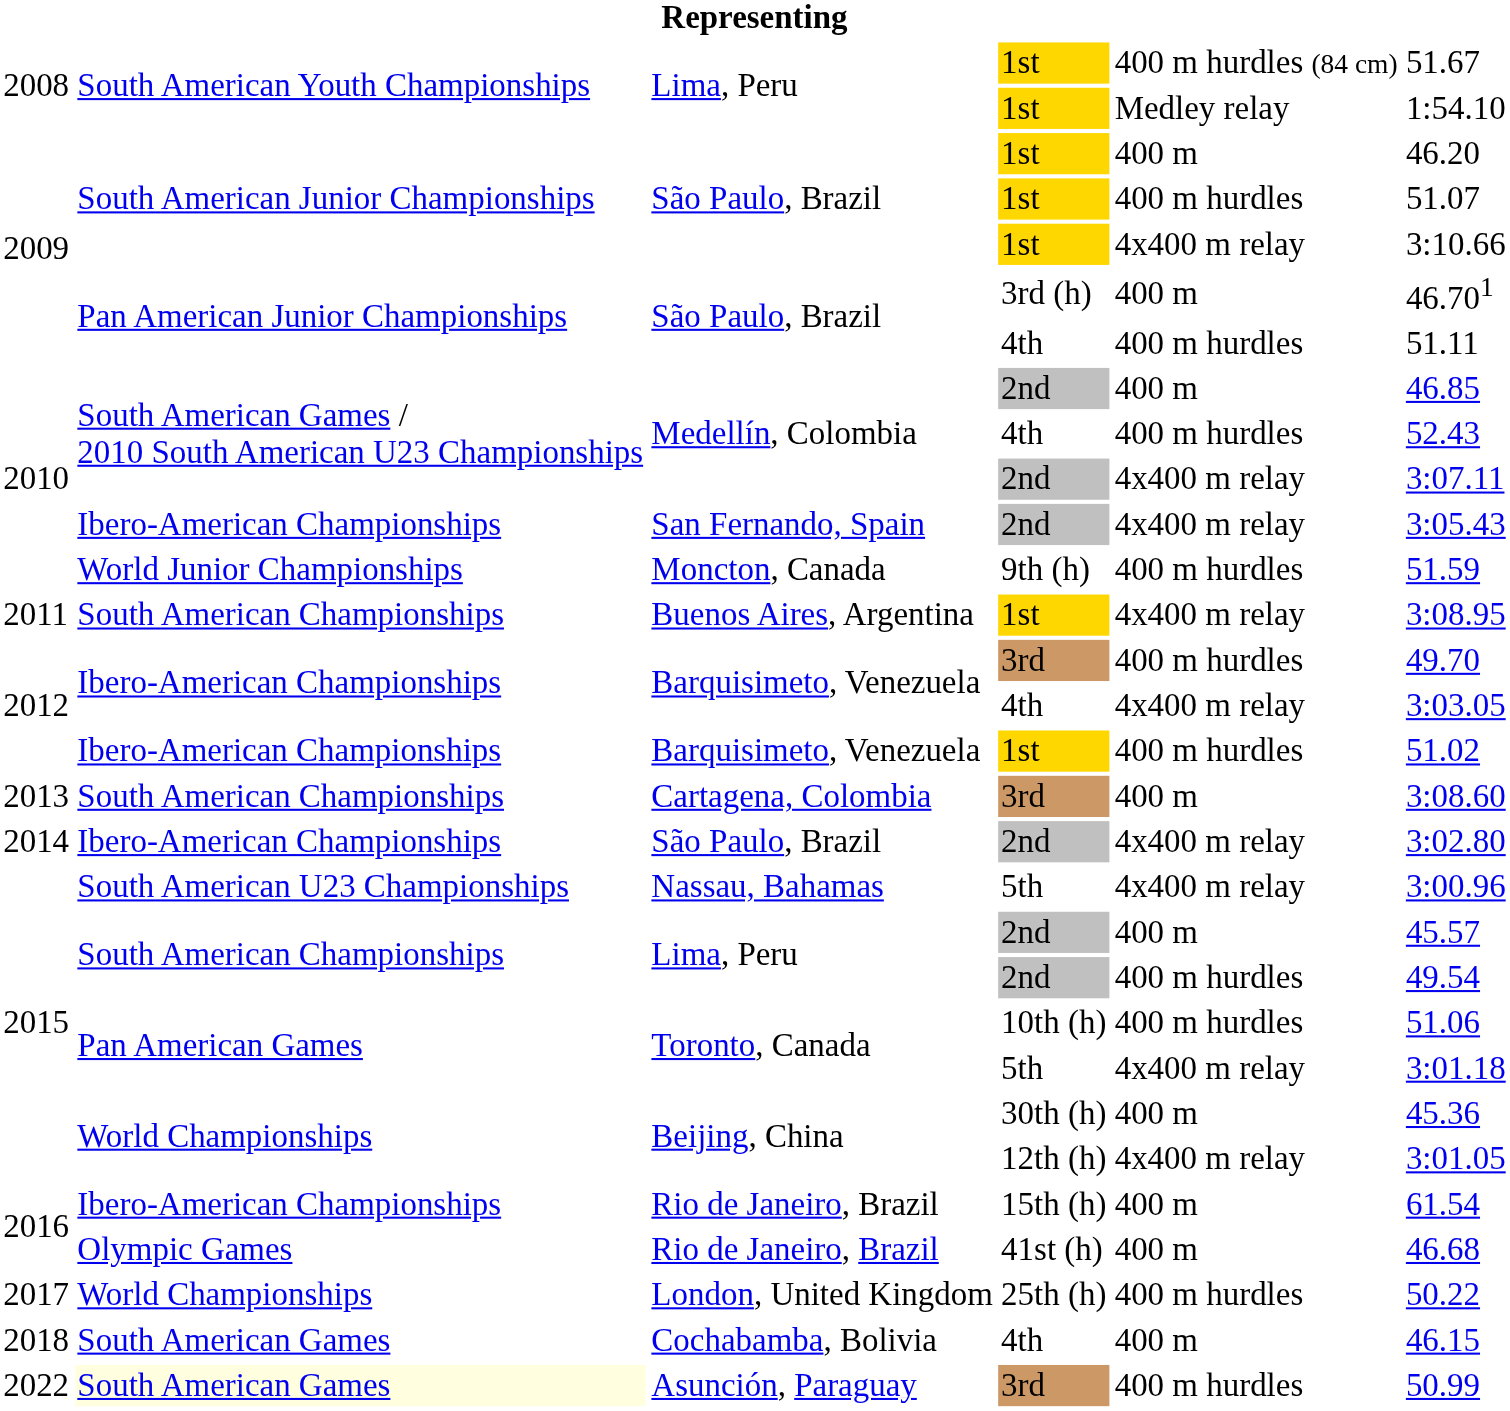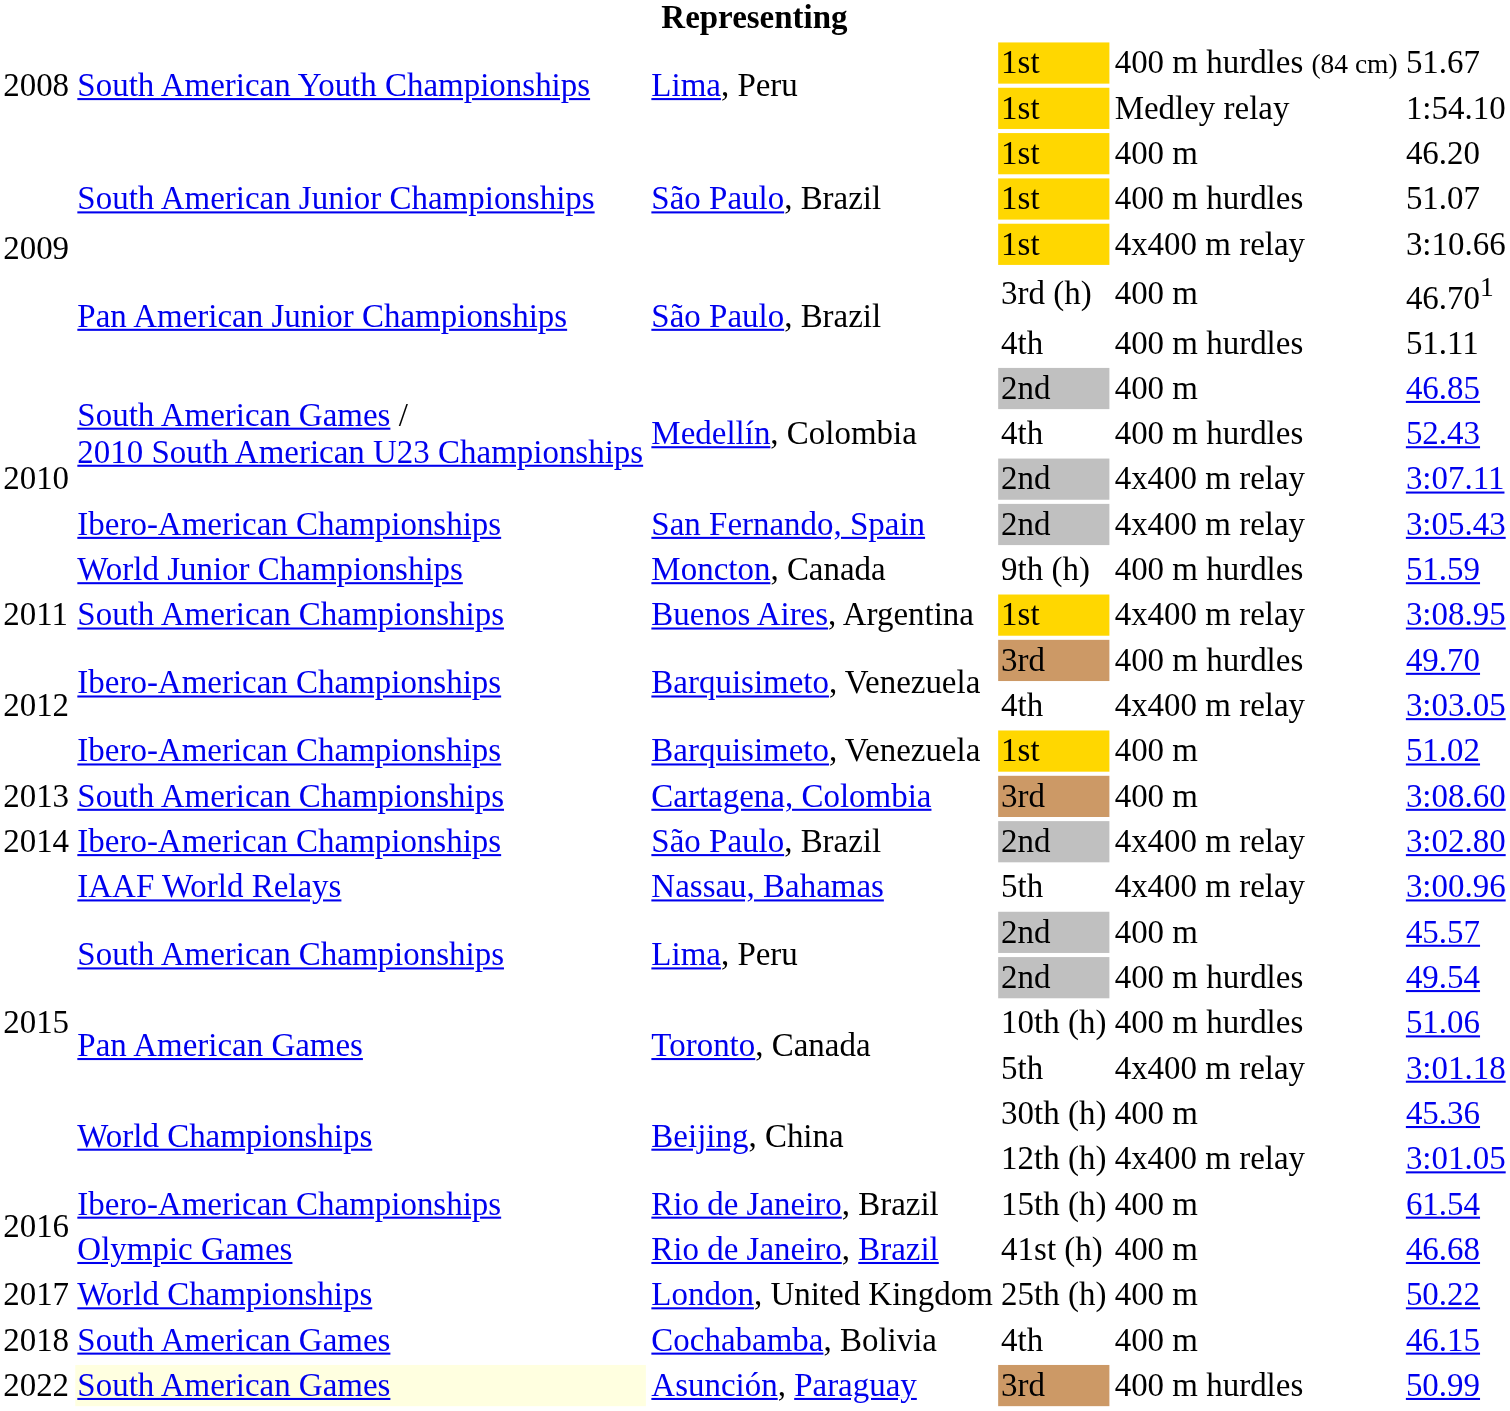(1209, 751) 400 m hurdles -> (1156, 751) 400 m
(323, 887) South American U23 Championships -> (209, 887) IAAF World Relays
(1209, 1295) 400 m hurdles -> (1156, 1295) 400 m
